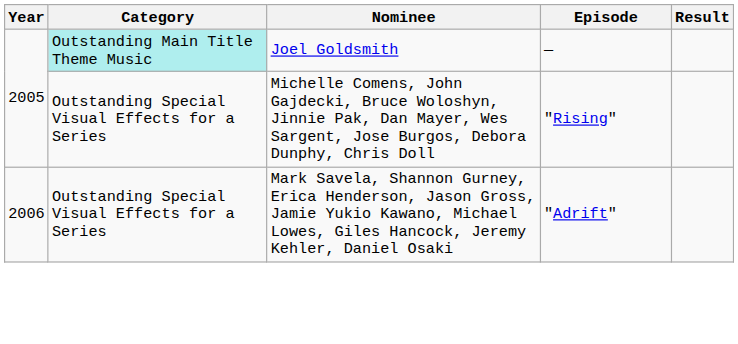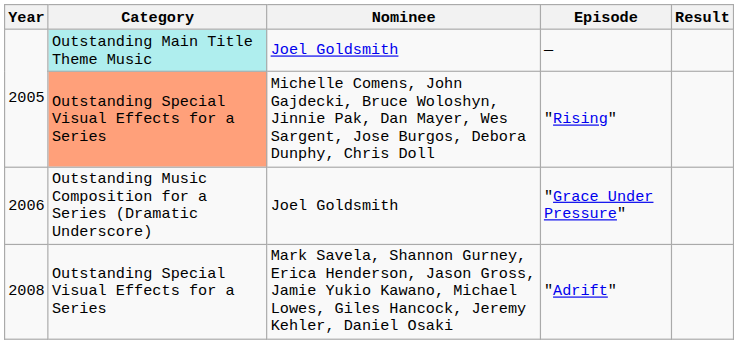(143, 119) no background -> (143, 119) lightsalmon background
+ row: (599, 205)
(26, 214) 2006 -> (26, 292) 2008
